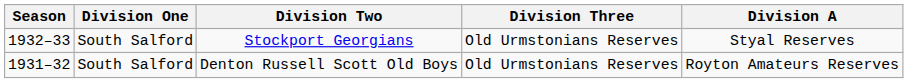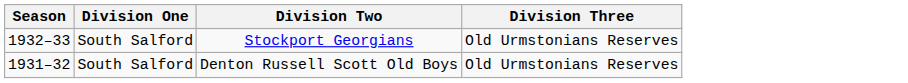- column: (792, 17)
